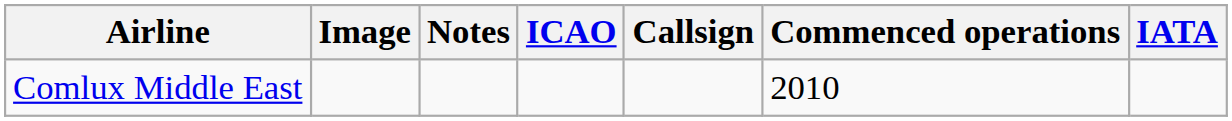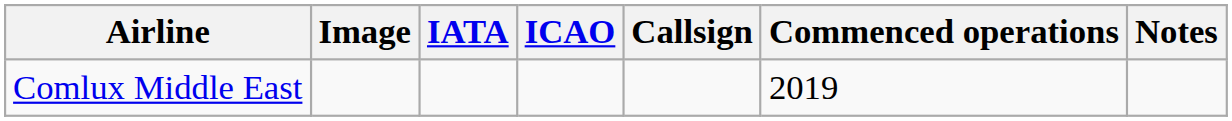columns swapped: (1177, 32) <-> (468, 32)
(805, 87) 2010 -> (804, 87) 2019
